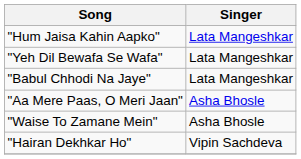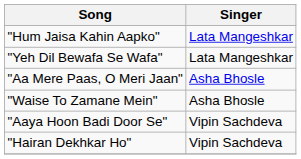- row: (79, 79)
+ row: (87, 121)
